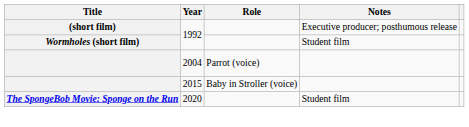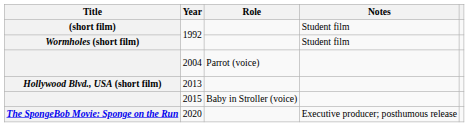(379, 27) Executive producer; posthumous release -> (326, 27) Student film
+ row: (92, 83)
(326, 99) Student film -> (379, 114) Executive producer; posthumous release
